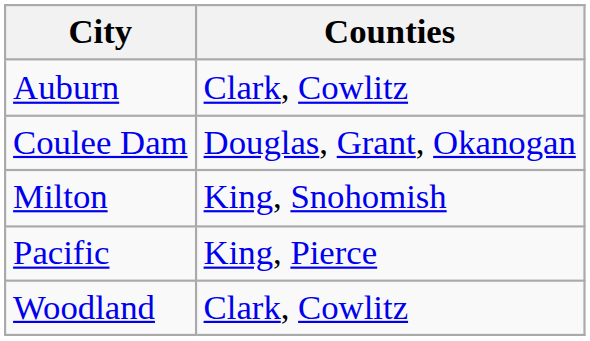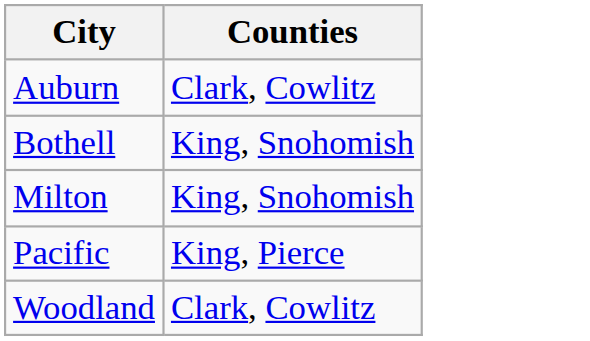+ row: (64, 142)
- row: (100, 142)
